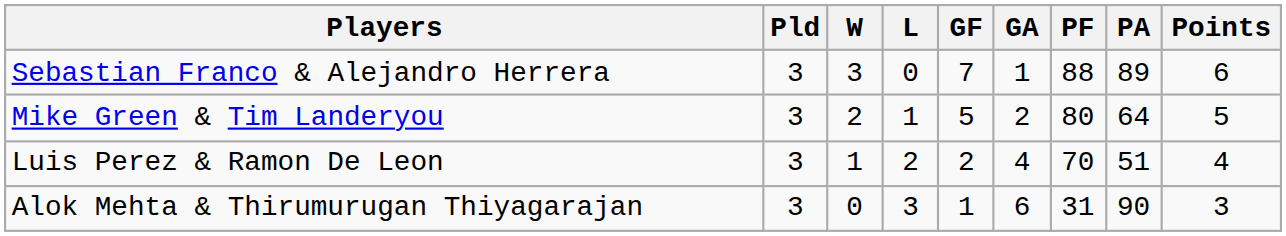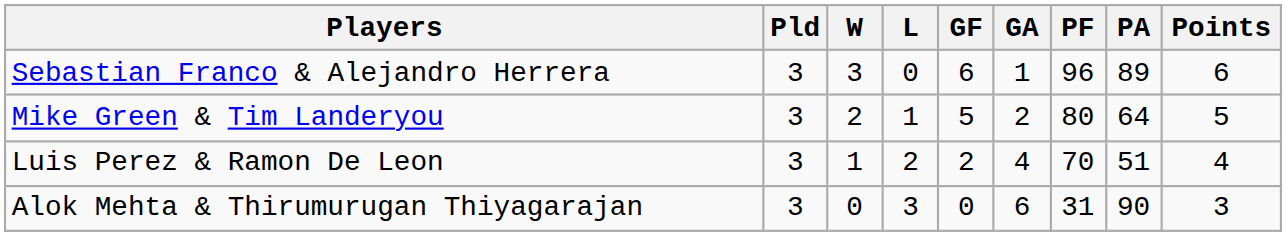(966, 73) 7 -> (966, 73) 6
(1078, 73) 88 -> (1078, 73) 96
(966, 208) 1 -> (966, 208) 0
